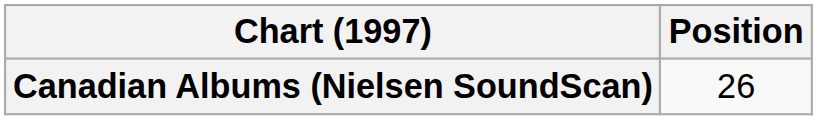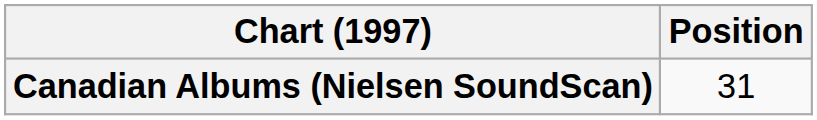(736, 85) 26 -> (736, 85) 31
